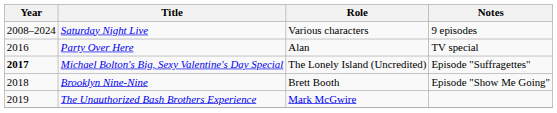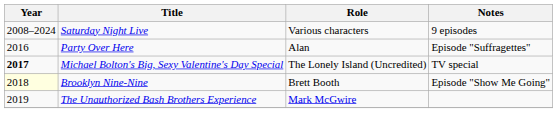(455, 47) TV special -> (481, 47) Episode "Suffragettes"
(481, 64) Episode "Suffragettes" -> (455, 64) TV special
(18, 82) no background -> (18, 82) lightyellow background
